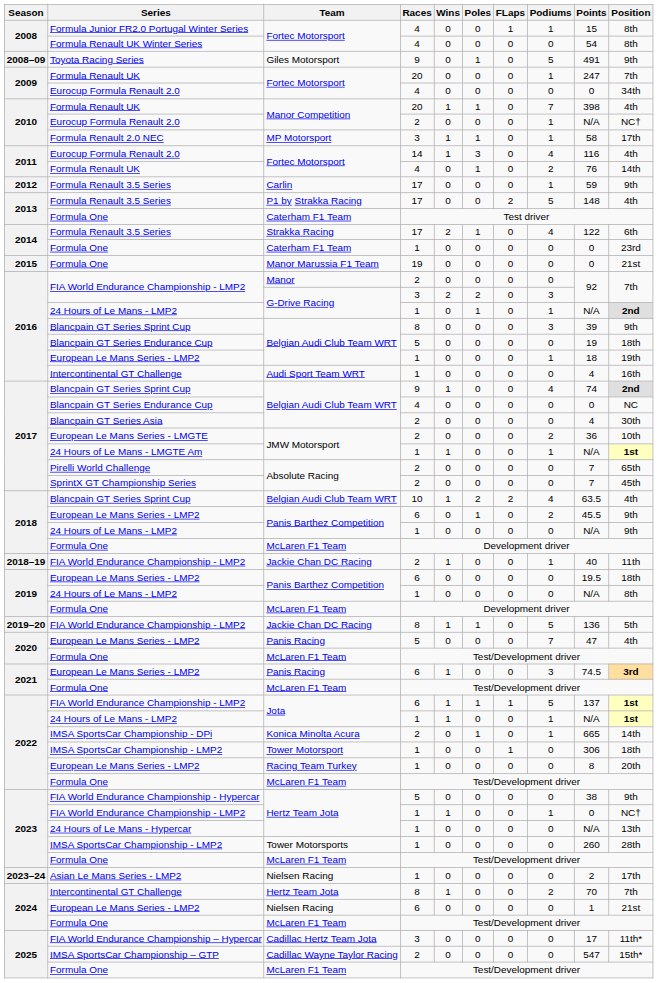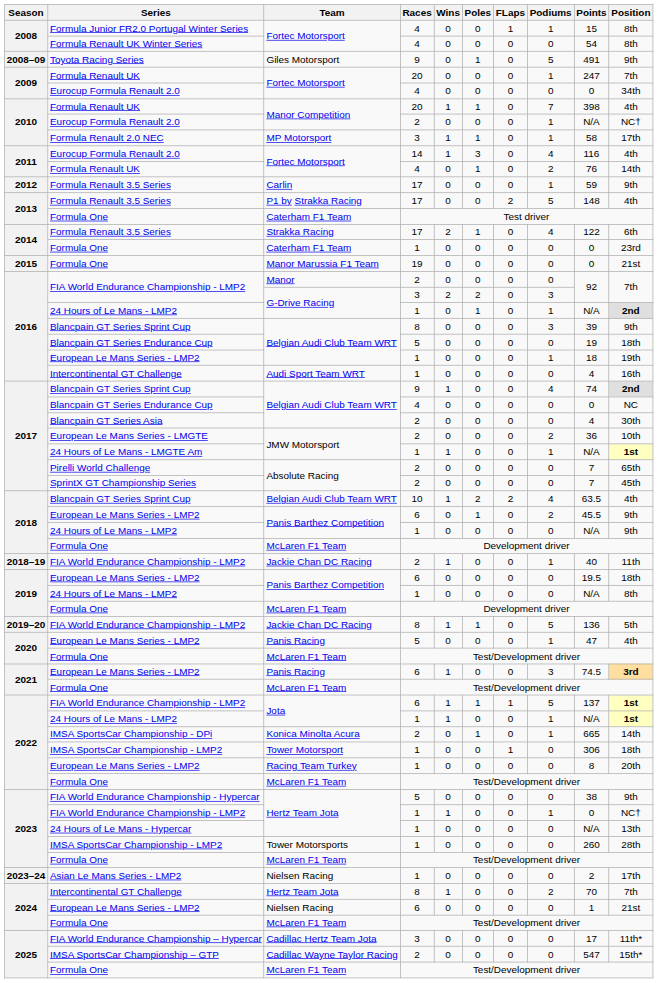(551, 640) 7 -> (551, 640) 1
